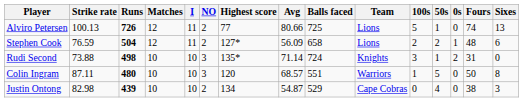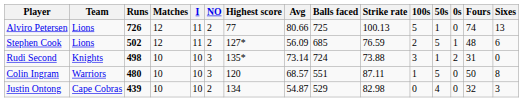columns swapped: (382, 12) <-> (94, 12)
(129, 43) 504 -> (134, 43) 502
(315, 43) 658 -> (320, 43) 685
(437, 43) 2 -> (437, 43) 5
(292, 58) 71.14 -> (297, 58) 73.14
(471, 89) 38 -> (471, 89) 32
